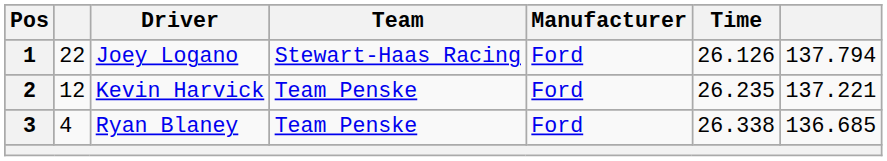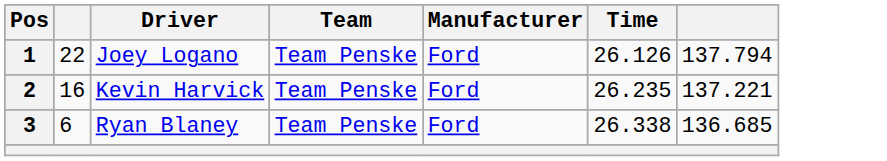(398, 58) Stewart-Haas Racing -> (346, 58) Team Penske
(72, 92) 12 -> (72, 92) 16
(66, 127) 4 -> (66, 127) 6
